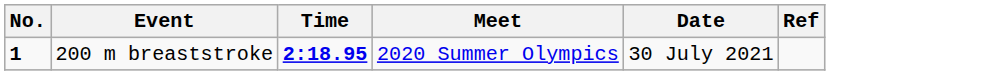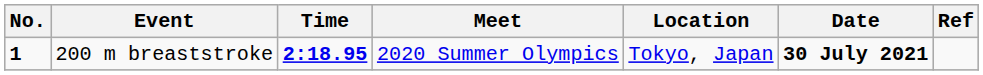+ column: (701, 21)
(701, 54) normal -> (856, 54) bold
